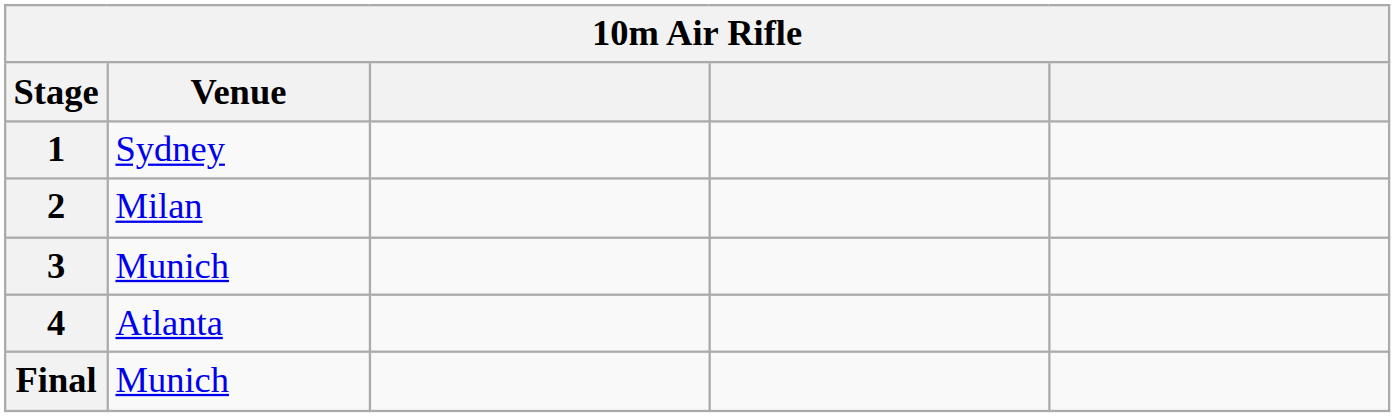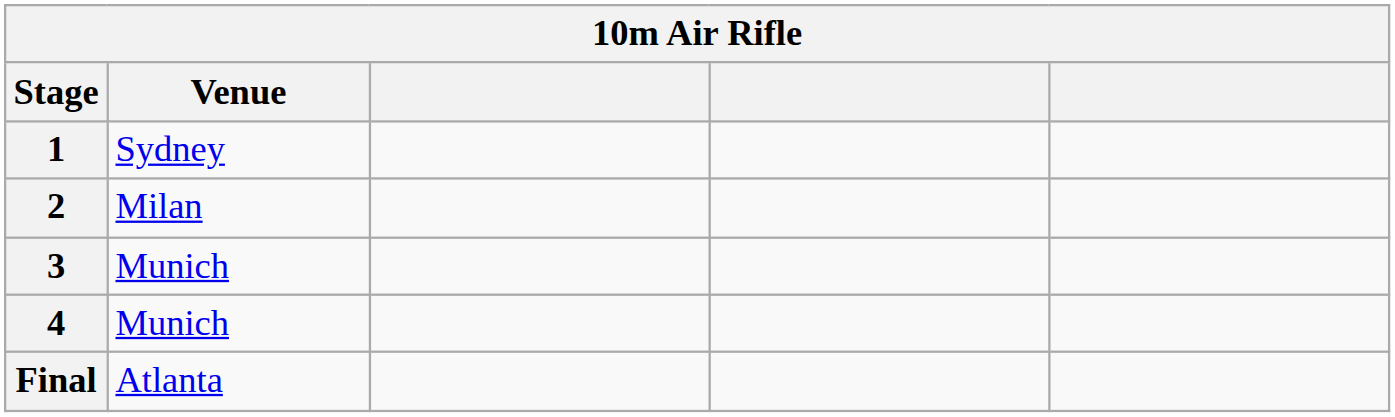(169, 322) Atlanta -> (172, 322) Munich
(172, 380) Munich -> (169, 380) Atlanta
